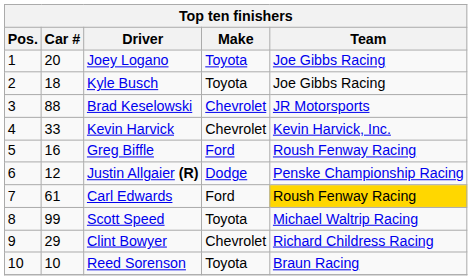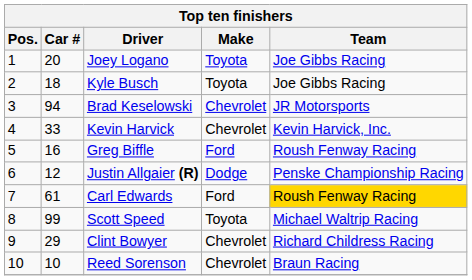(53, 106) 88 -> (53, 106) 94
(226, 264) Toyota -> (236, 264) Chevrolet
